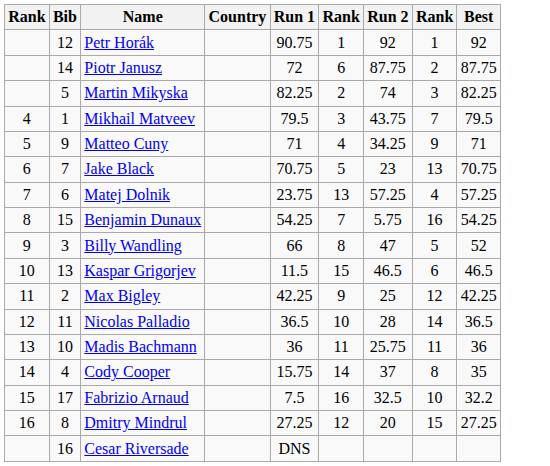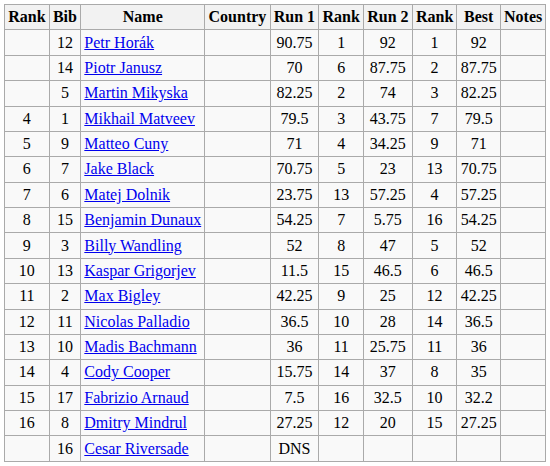+ column: (523, 17)
(294, 67) 72 -> (294, 67) 70
(294, 245) 66 -> (294, 245) 52
